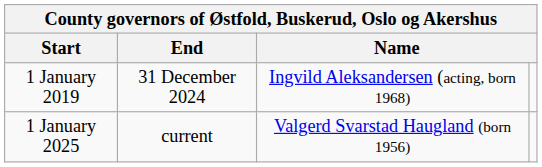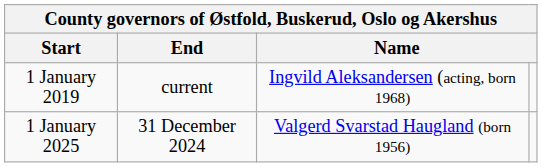(187, 87) 31 December 2024 -> (187, 87) current
(187, 136) current -> (187, 136) 31 December 2024
